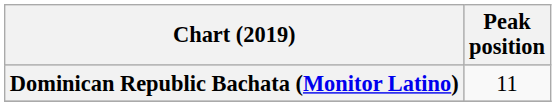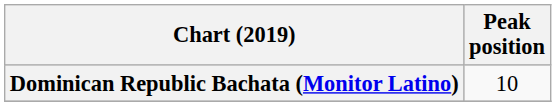(507, 82) 11 -> (507, 82) 10
